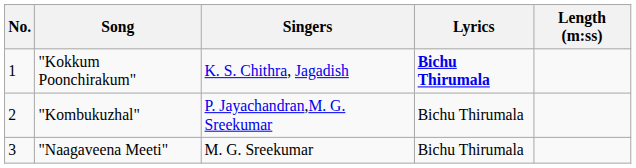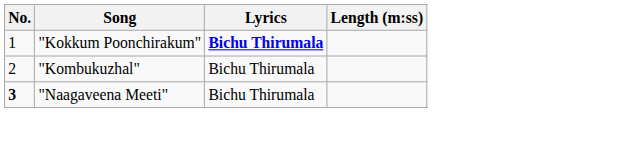- column: (307, 26)
(12, 150) normal -> (12, 95) bold
